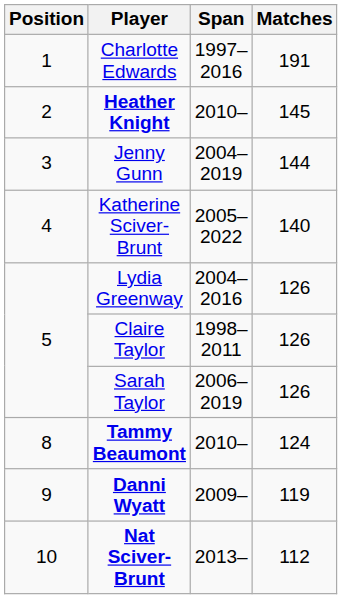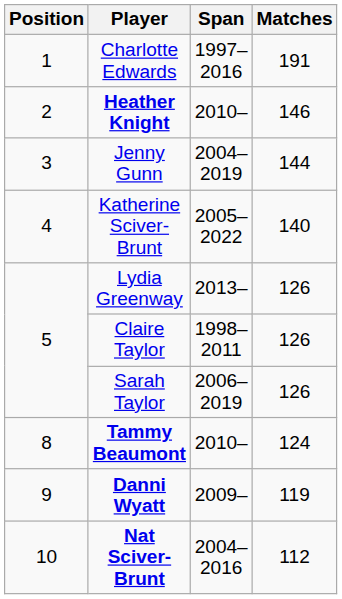(295, 112) 145 -> (295, 112) 146
(221, 288) 2004–2016 -> (221, 288) 2013–
(221, 557) 2013– -> (221, 557) 2004–2016
